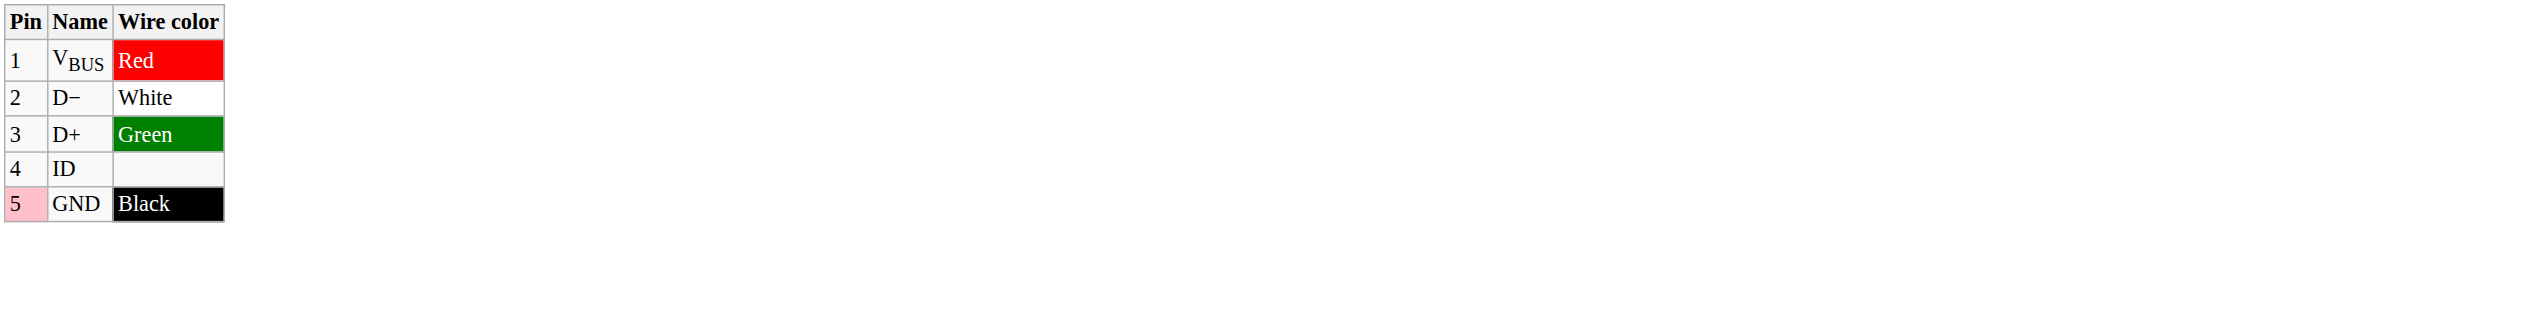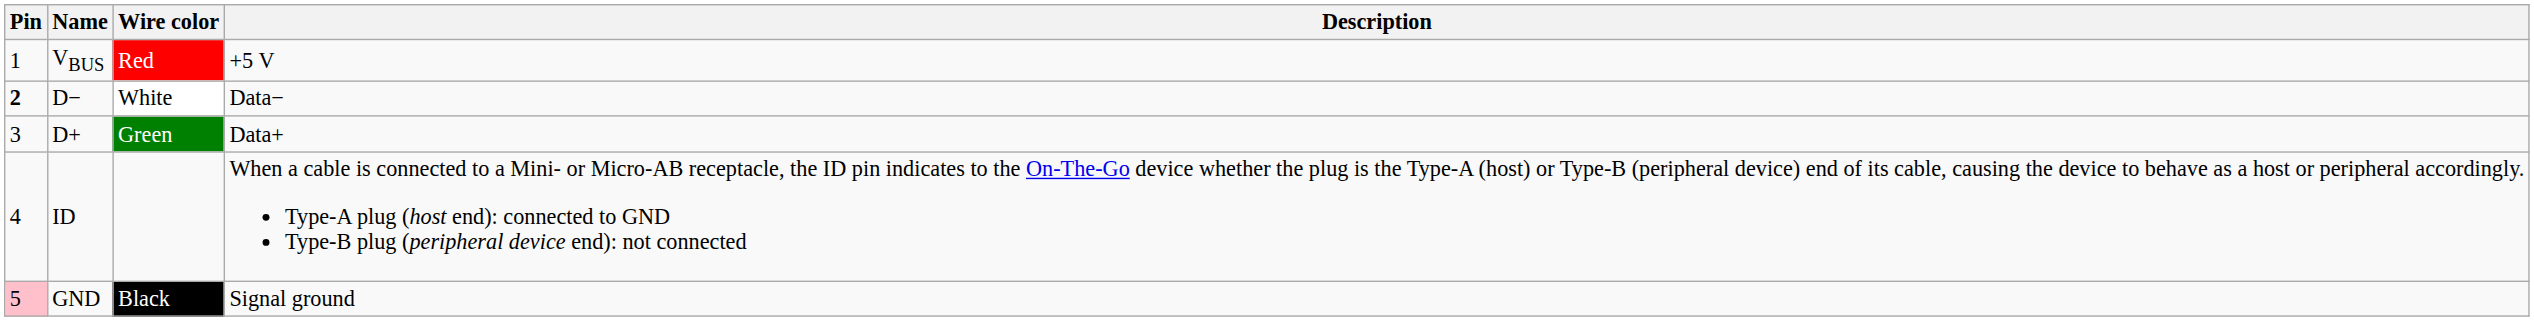+ column: (1377, 22)
(15, 98) normal -> (15, 98) bold
